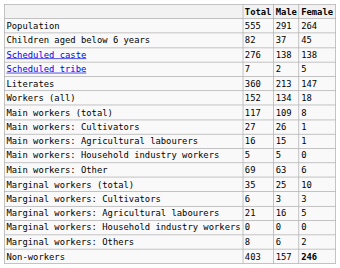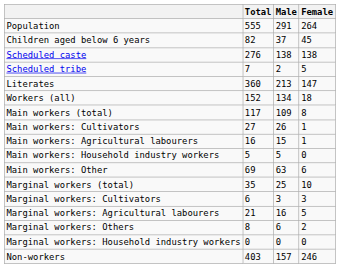rows swapped: (124, 228) <-> (70, 242)
(309, 256) bold -> (309, 256) normal
